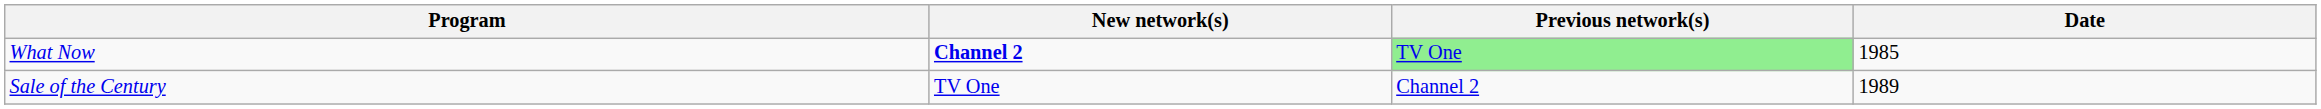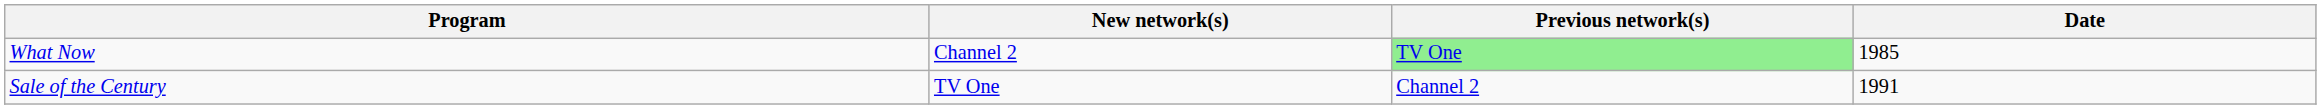(978, 53) bold -> (975, 53) normal
(1879, 86) 1989 -> (1879, 86) 1991
